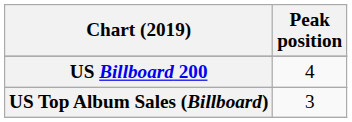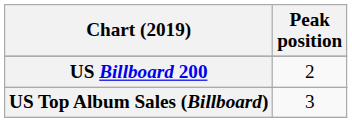(310, 71) 4 -> (310, 71) 2
